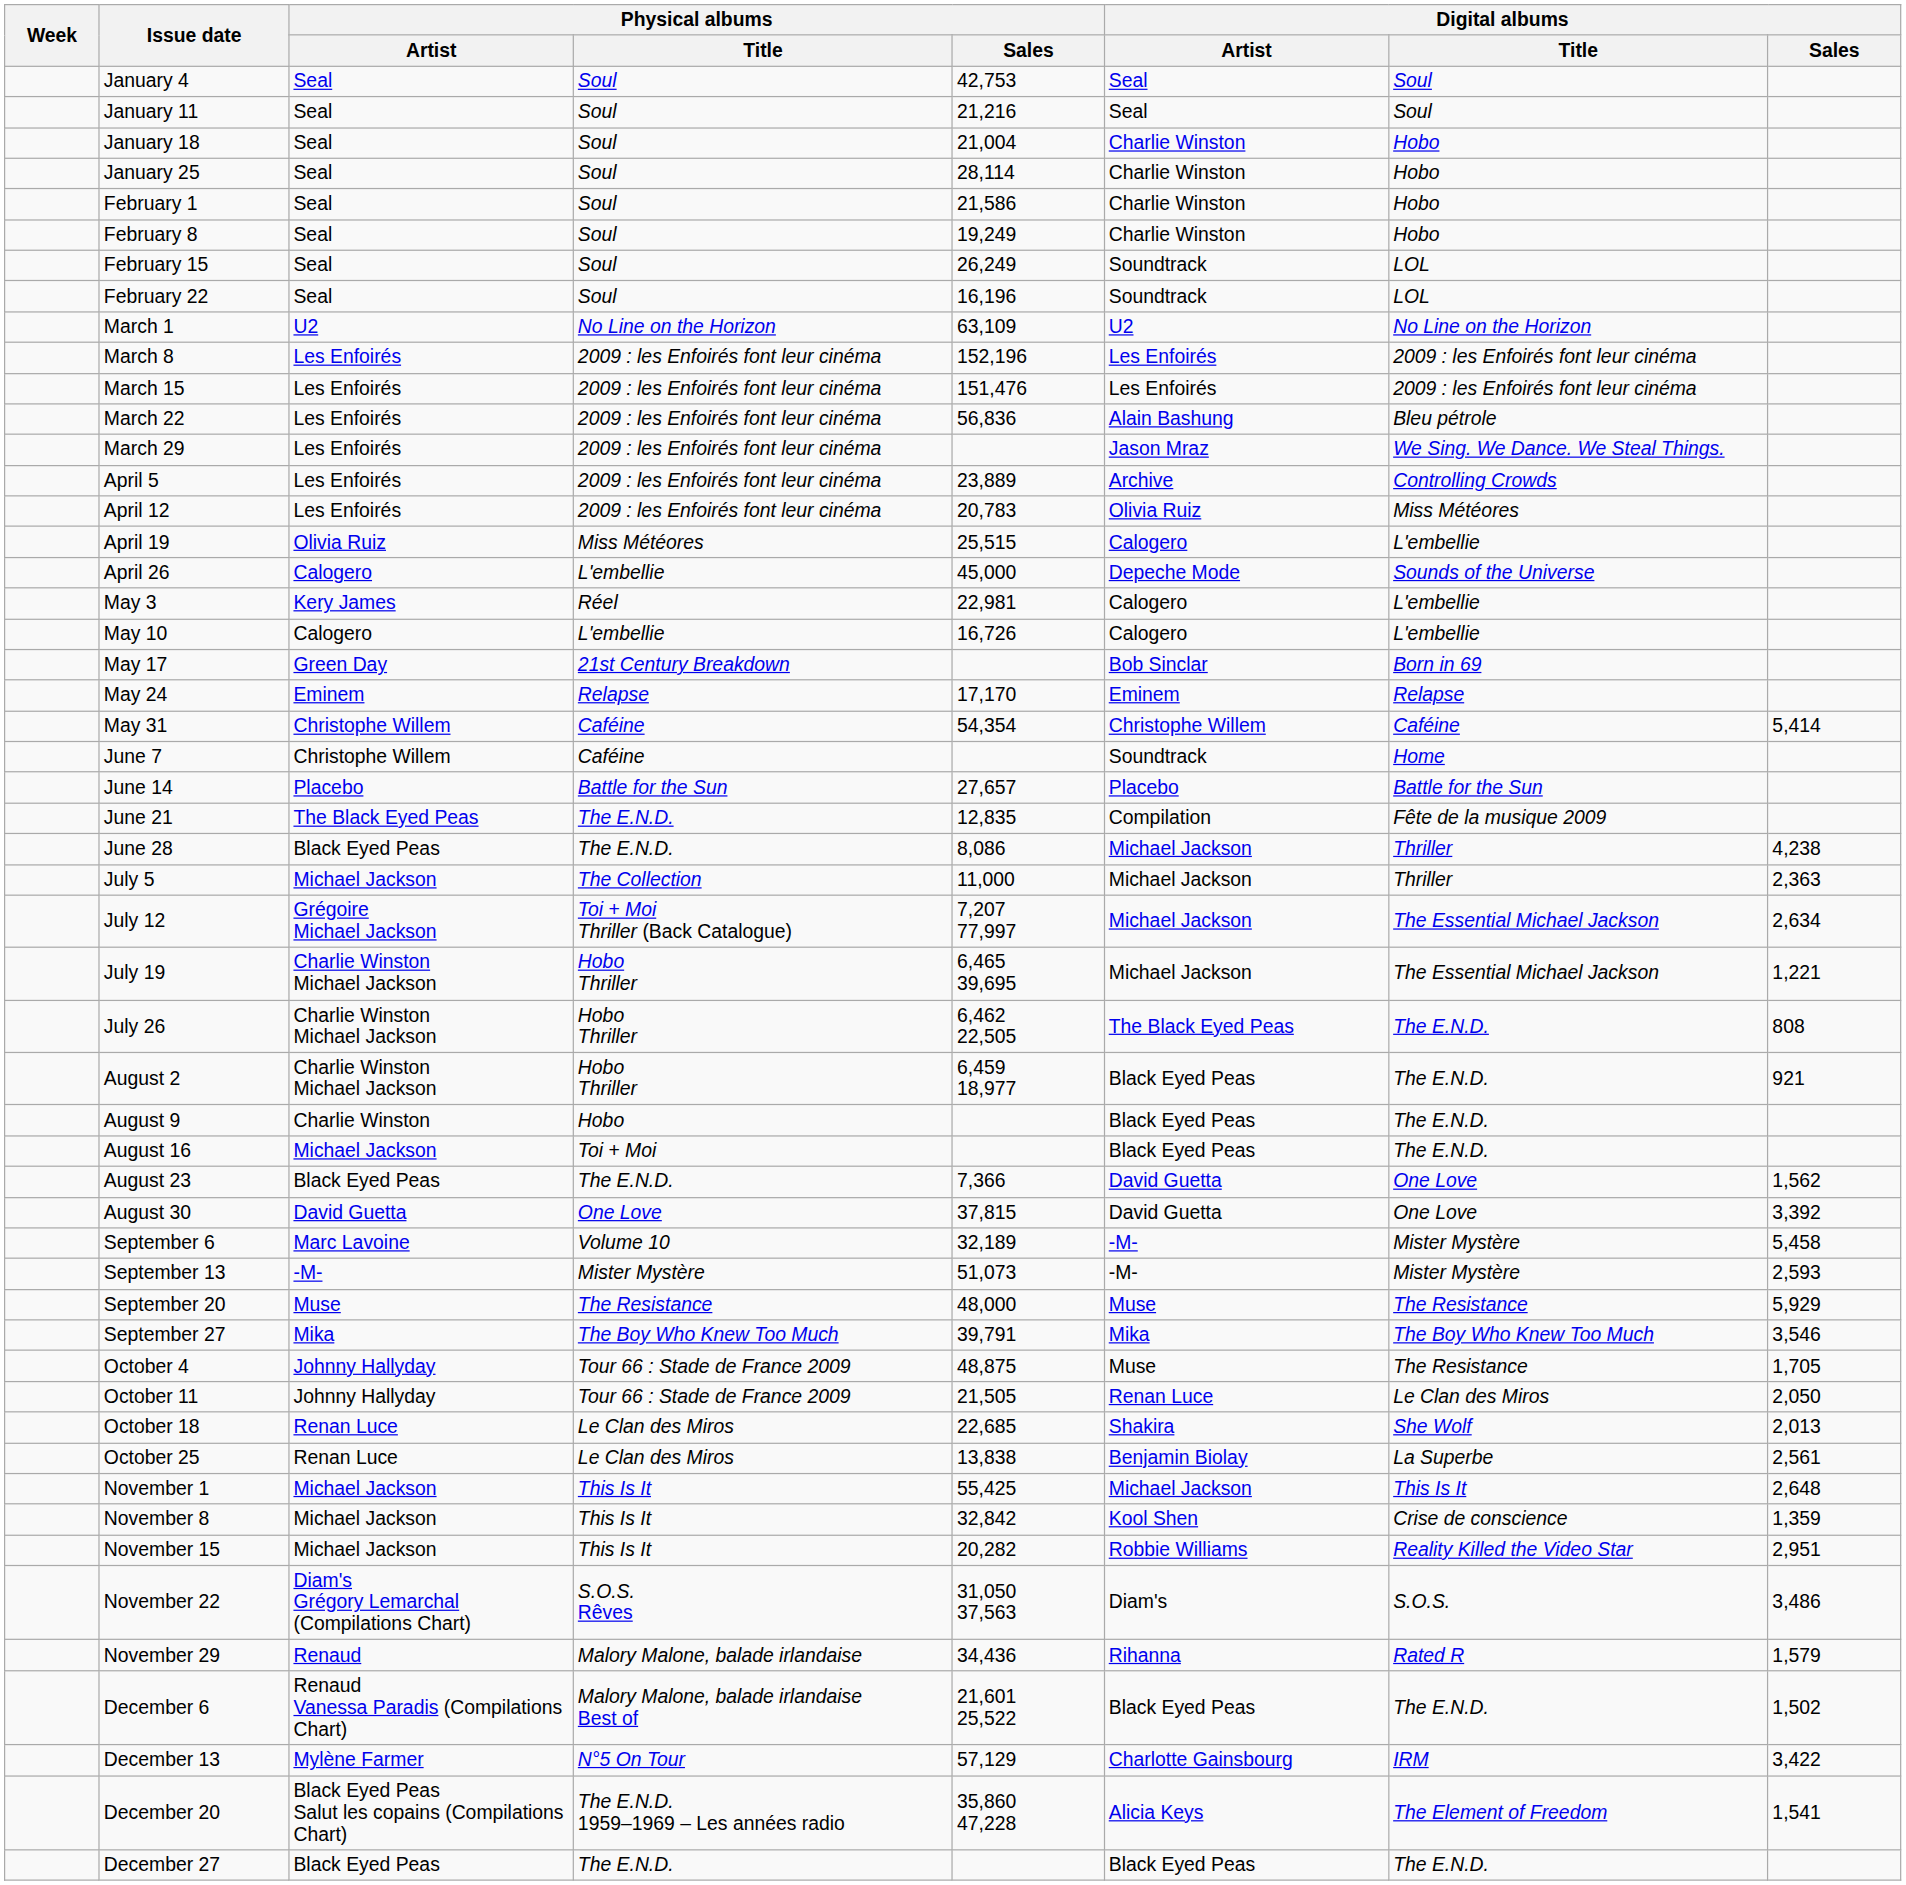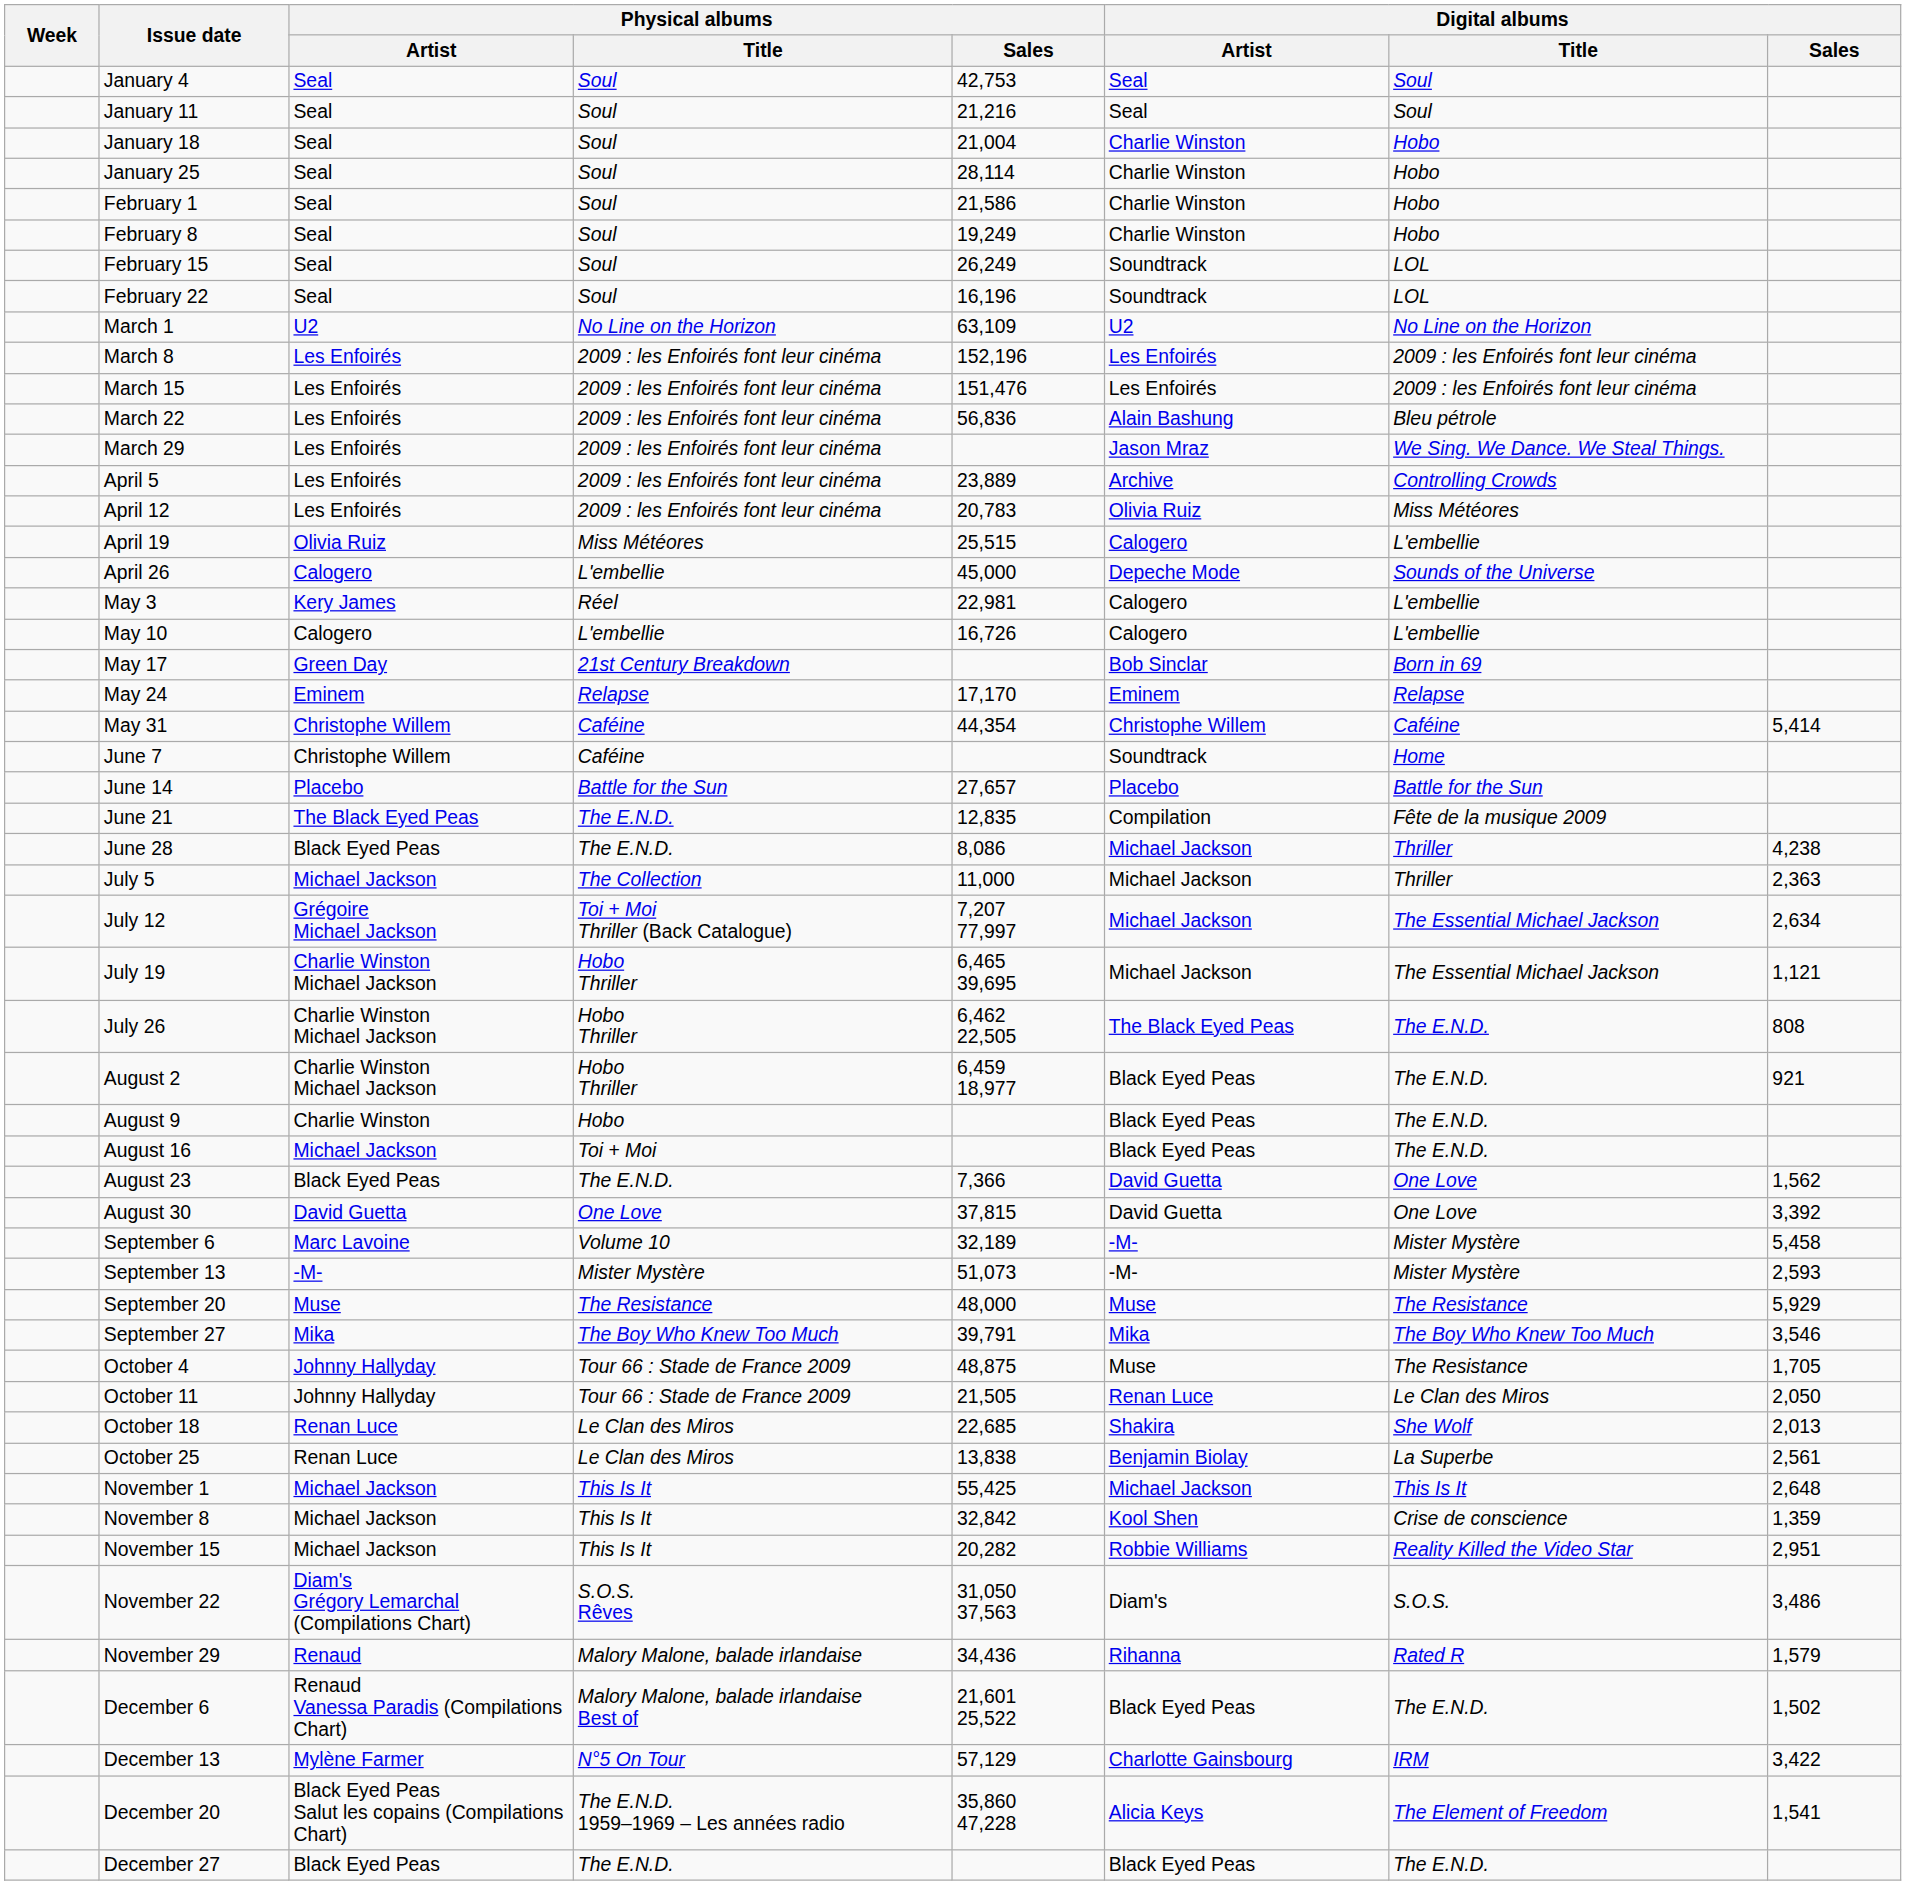(987, 726) 54,354 -> (987, 726) 44,354
(1797, 973) 1,221 -> (1797, 973) 1,121
